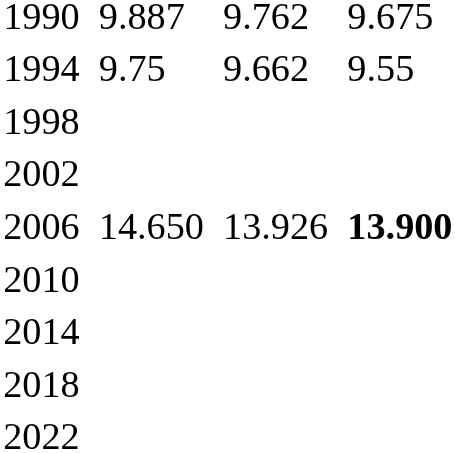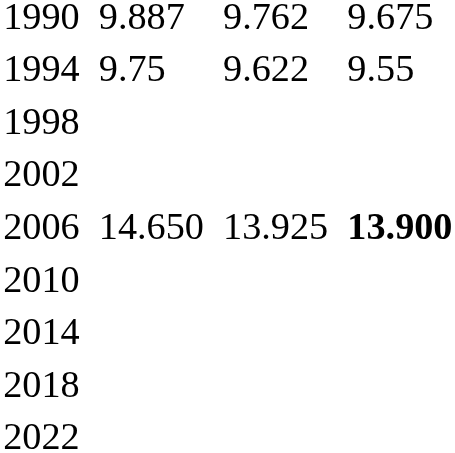(266, 68) 9.662 -> (266, 68) 9.622
(276, 226) 13.926 -> (276, 226) 13.925
